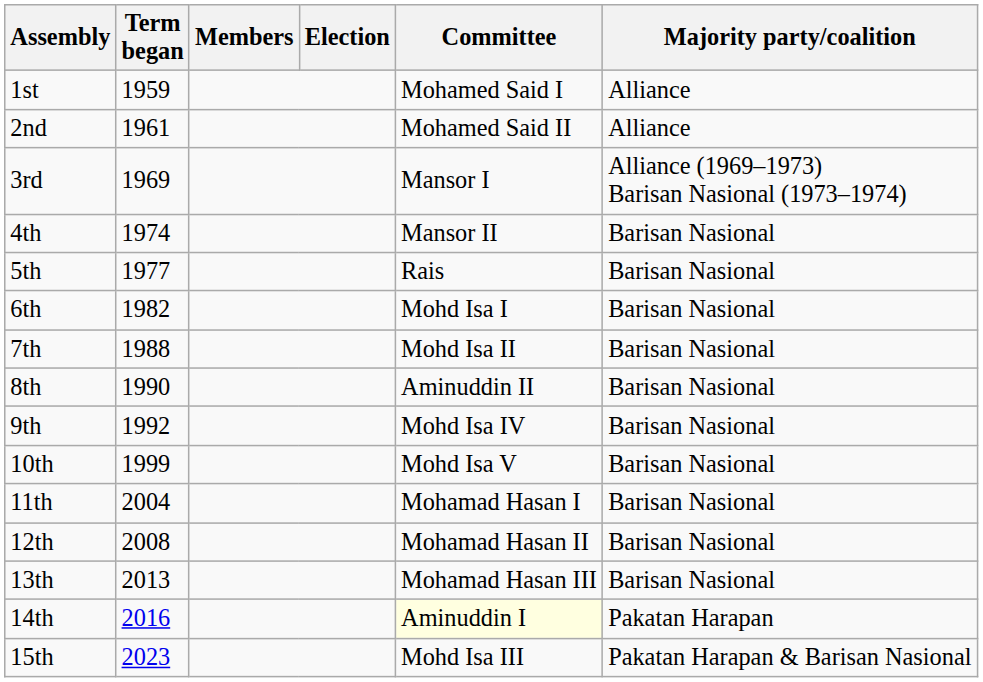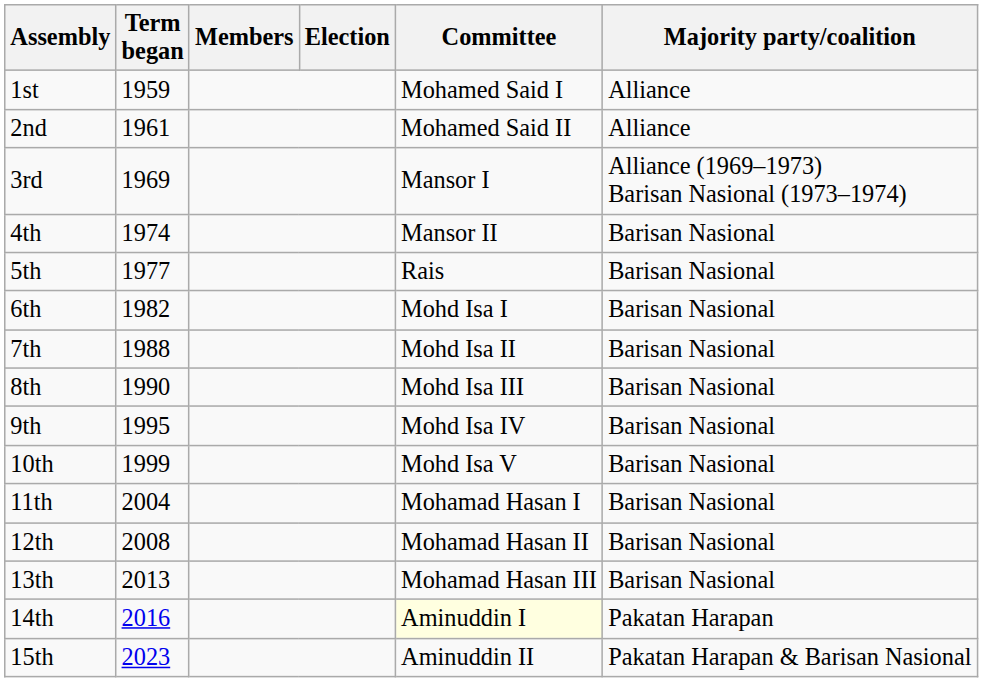(468, 387) Aminuddin II -> (463, 387) Mohd Isa III
(146, 425) 1992 -> (146, 425) 1995
(463, 657) Mohd Isa III -> (468, 657) Aminuddin II
